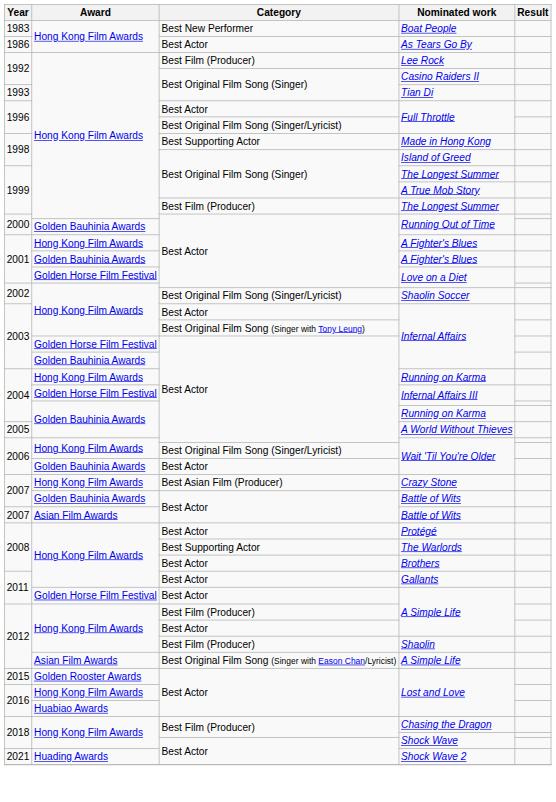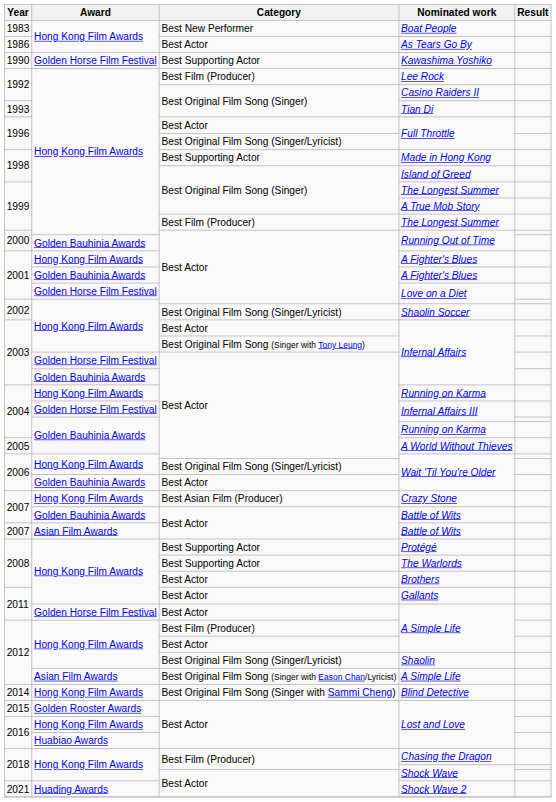+ row: (95, 61)
(185, 531) Best Actor -> (211, 547) Best Supporting Actor
(208, 644) Best Film (Producer) -> (252, 660) Best Original Film Song (Singer/Lyricist)
+ row: (89, 693)
